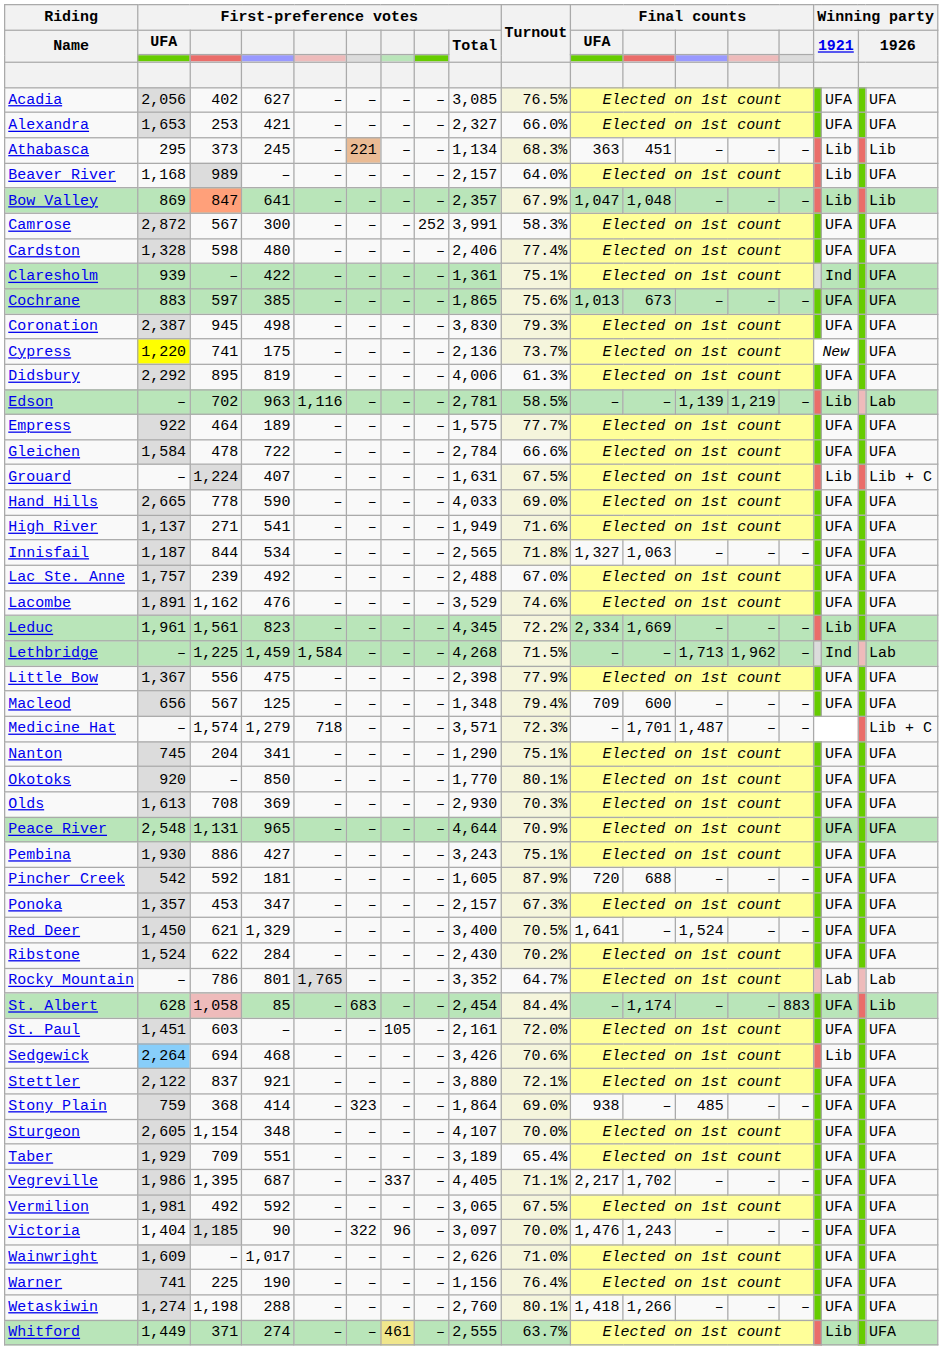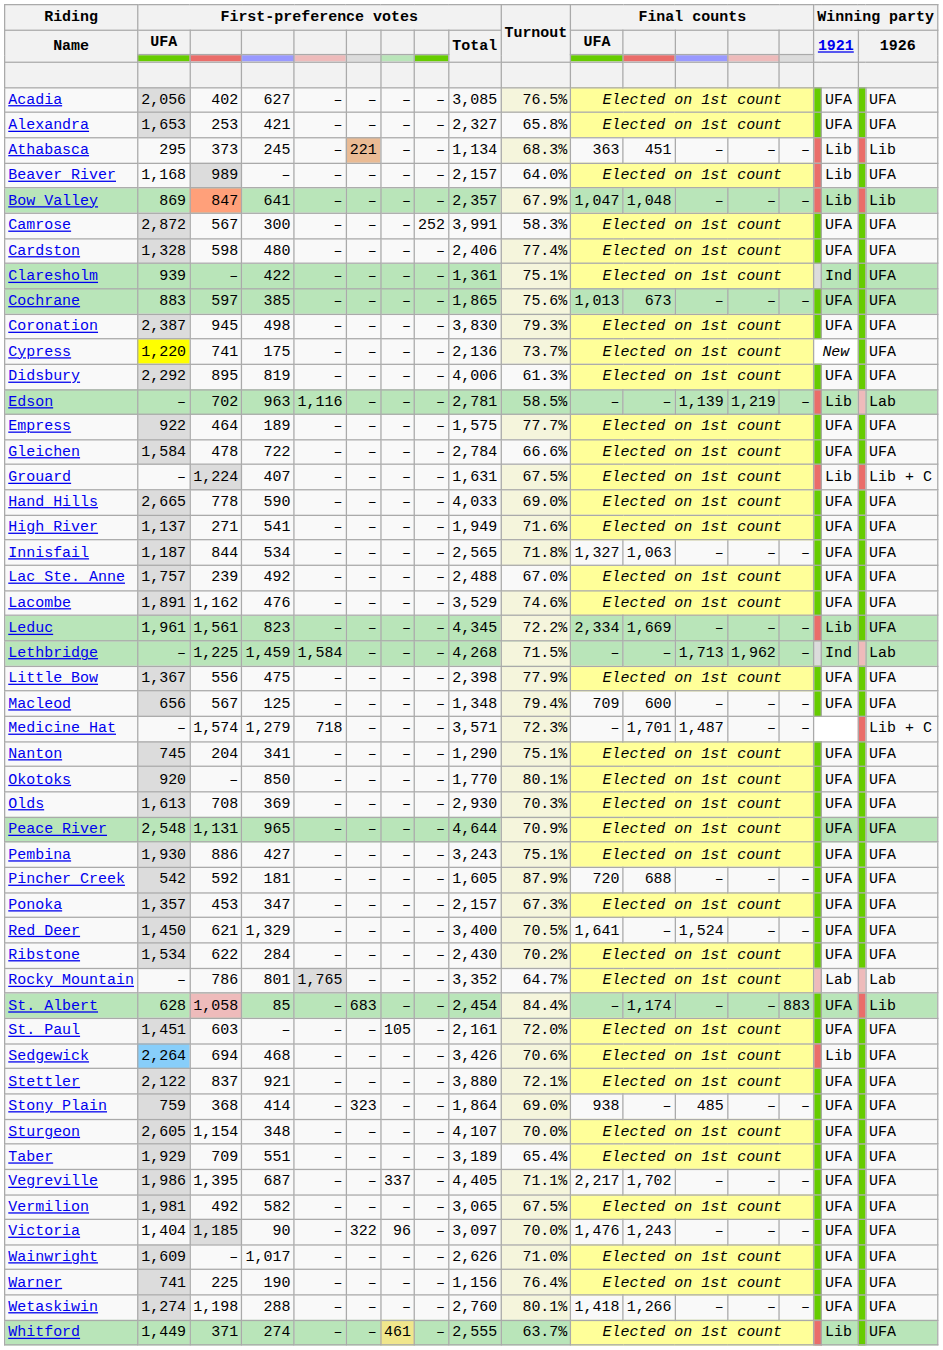(545, 125) 66.0% -> (545, 125) 65.8%
(164, 955) 1,524 -> (164, 955) 1,534
(277, 1207) 592 -> (277, 1207) 582
